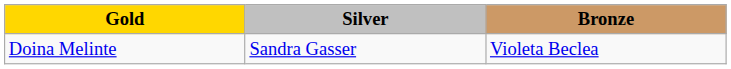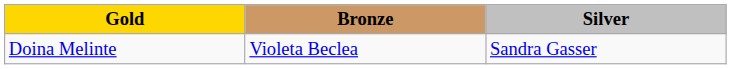columns swapped: (365, 19) <-> (606, 19)
